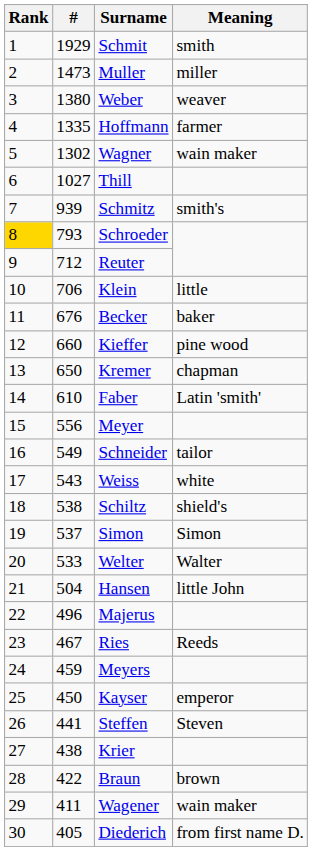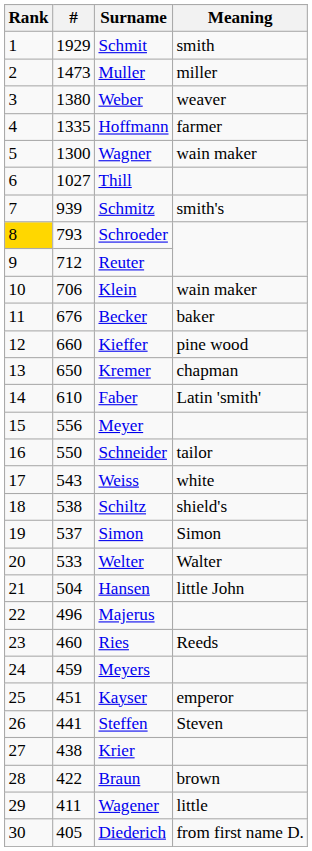(73, 153) 1302 -> (73, 153) 1300
(192, 289) little -> (217, 289) wain maker
(69, 452) 549 -> (69, 452) 550
(69, 642) 467 -> (69, 642) 460
(69, 696) 450 -> (69, 696) 451
(217, 805) wain maker -> (192, 805) little
